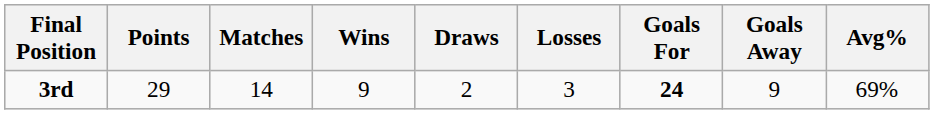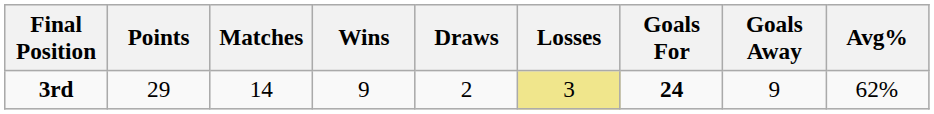(569, 89) no background -> (569, 89) khaki background
(877, 89) 69% -> (877, 89) 62%
